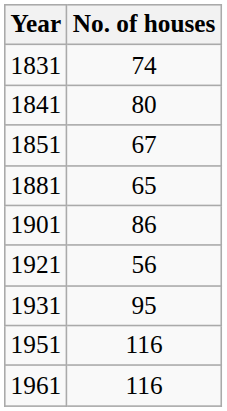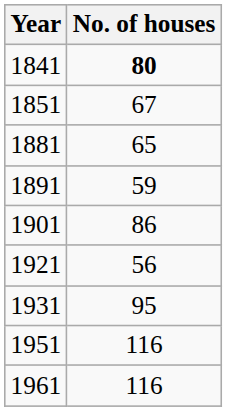- row: (36, 64)
(144, 104) normal -> (144, 64) bold
+ row: (36, 184)
